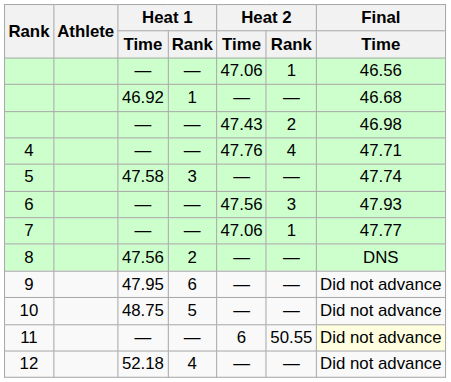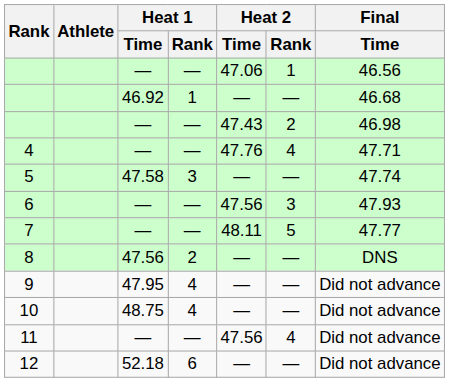(242, 230) 47.06 -> (242, 230) 48.11
(291, 230) 1 -> (291, 230) 5
(192, 284) 6 -> (192, 284) 4
(192, 310) 5 -> (192, 310) 4
(242, 337) 6 -> (242, 337) 47.56
(291, 337) 50.55 -> (291, 337) 4
(381, 337) lightyellow background -> (380, 337) no background
(192, 364) 4 -> (192, 364) 6
